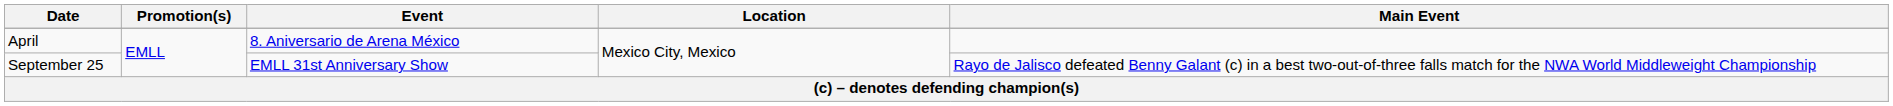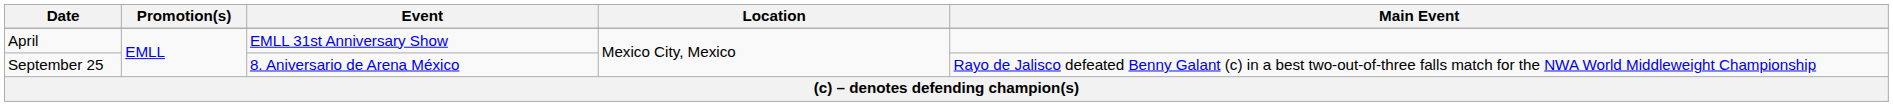(355, 40) 8. Aniversario de Arena México -> (349, 40) EMLL 31st Anniversary Show
(349, 64) EMLL 31st Anniversary Show -> (355, 64) 8. Aniversario de Arena México
